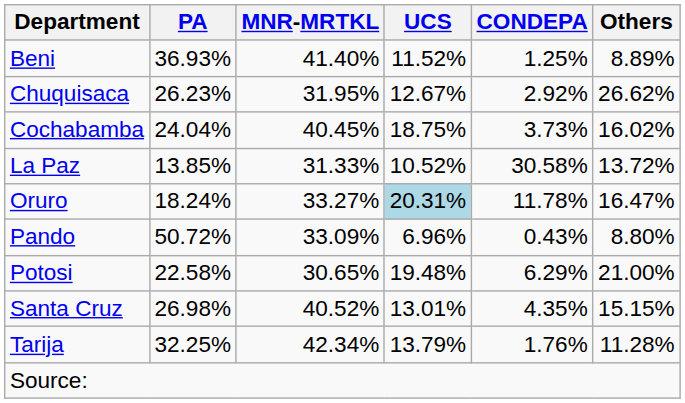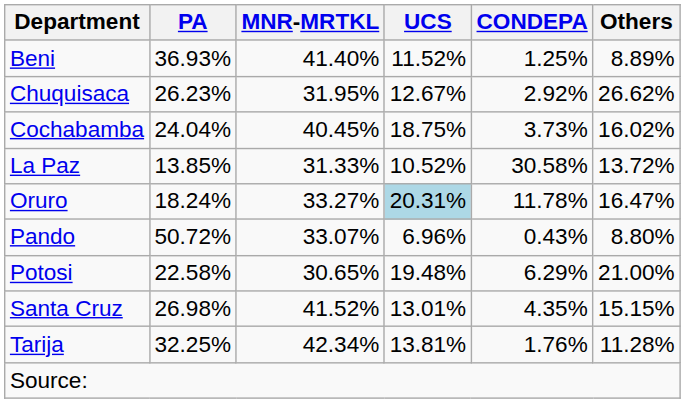(341, 237) 33.09% -> (341, 237) 33.07%
(341, 308) 40.52% -> (341, 308) 41.52%
(428, 344) 13.79% -> (428, 344) 13.81%
